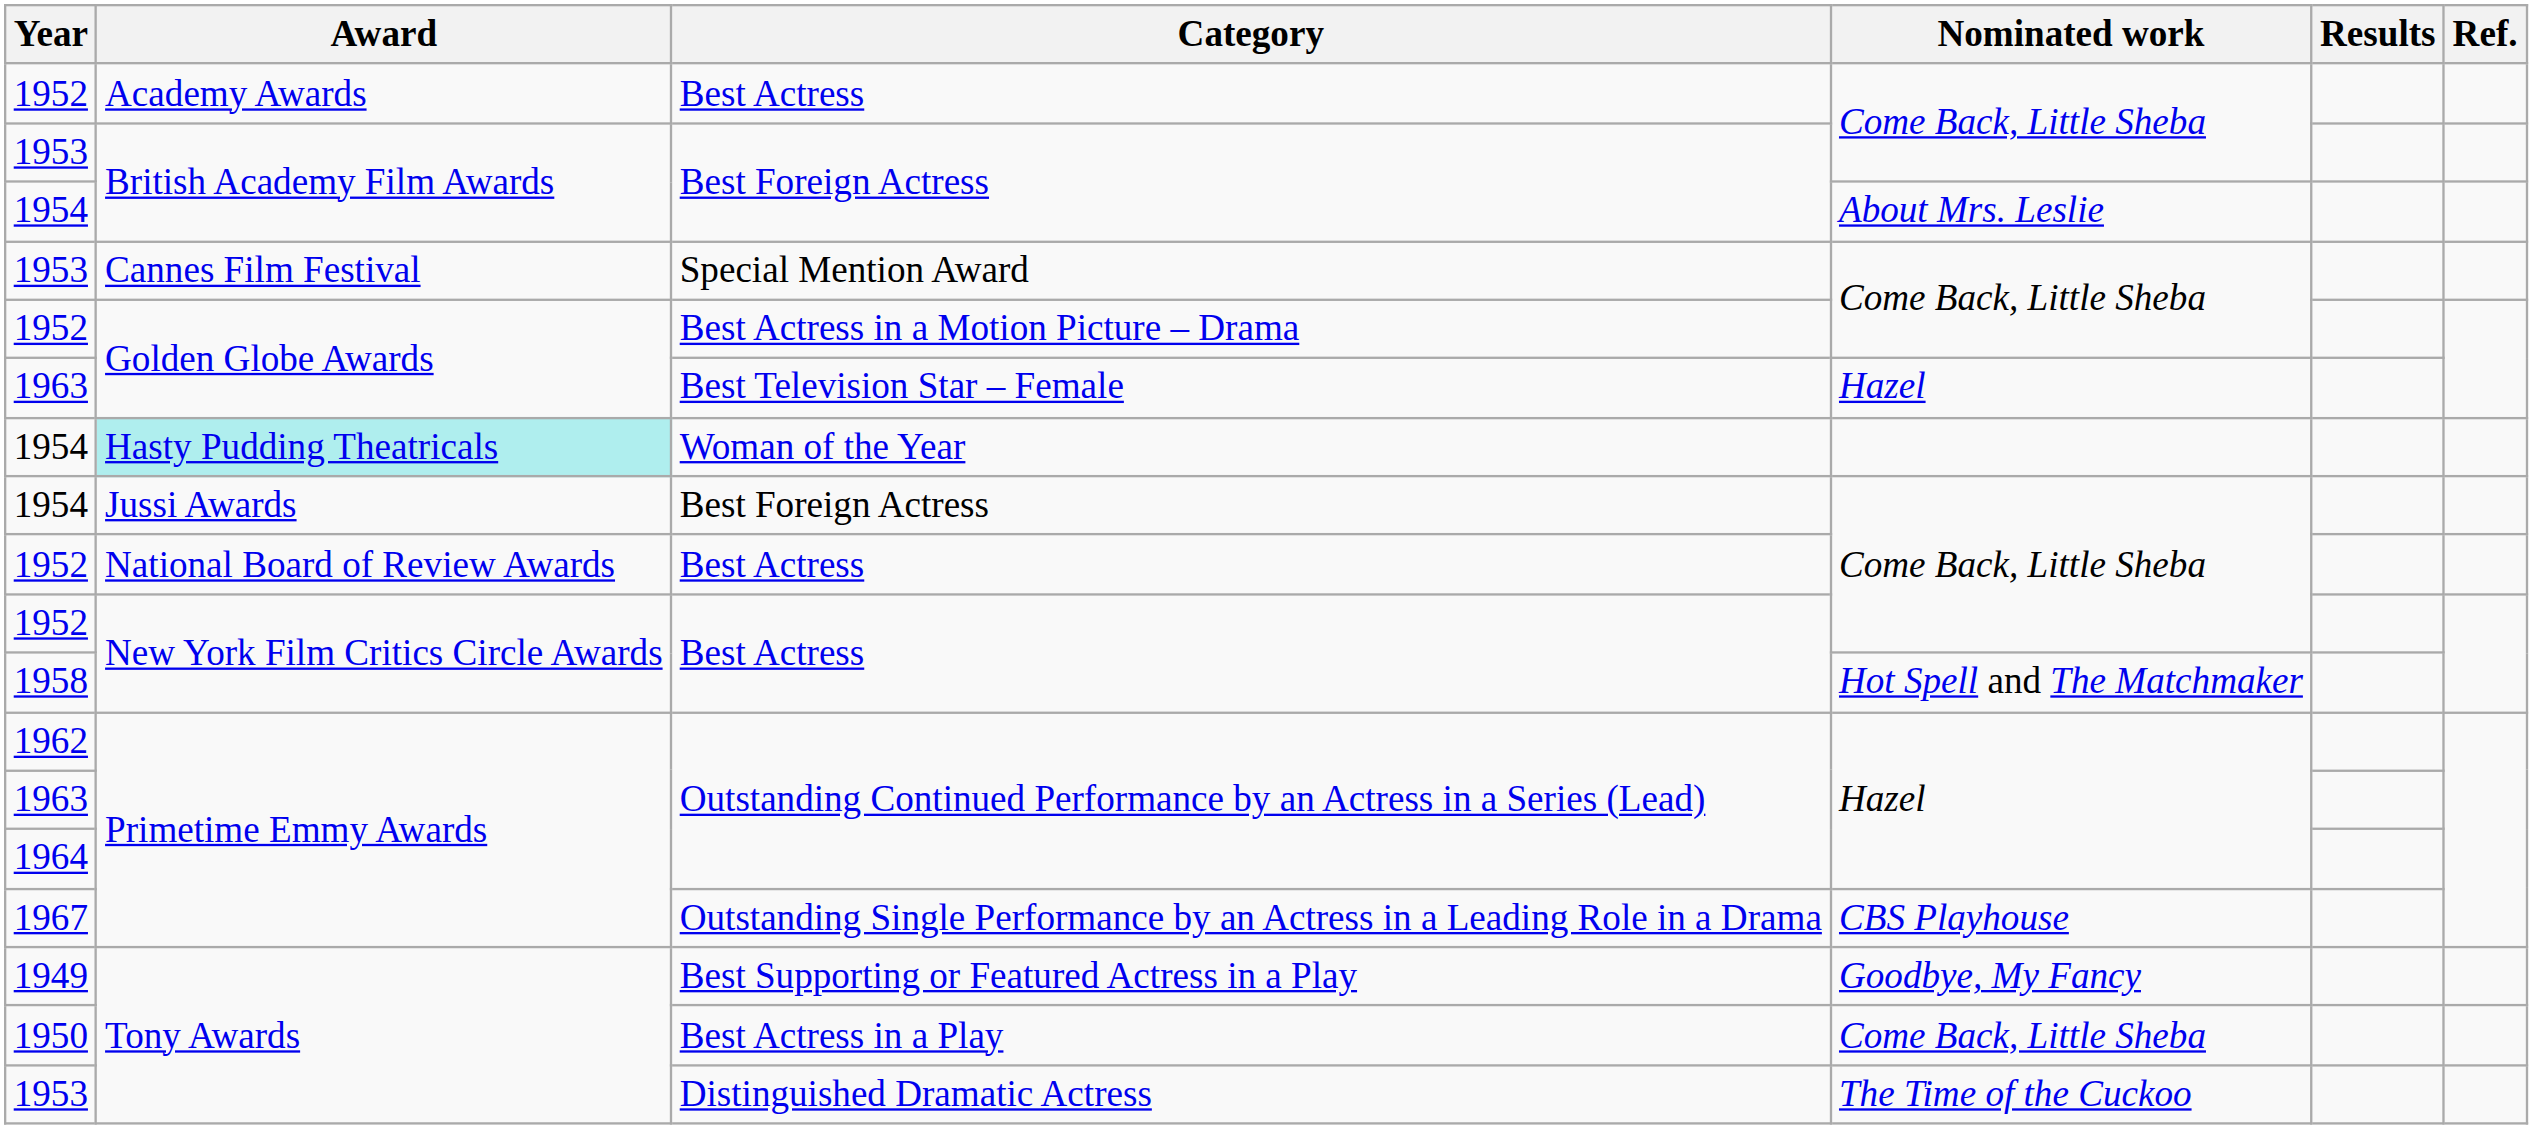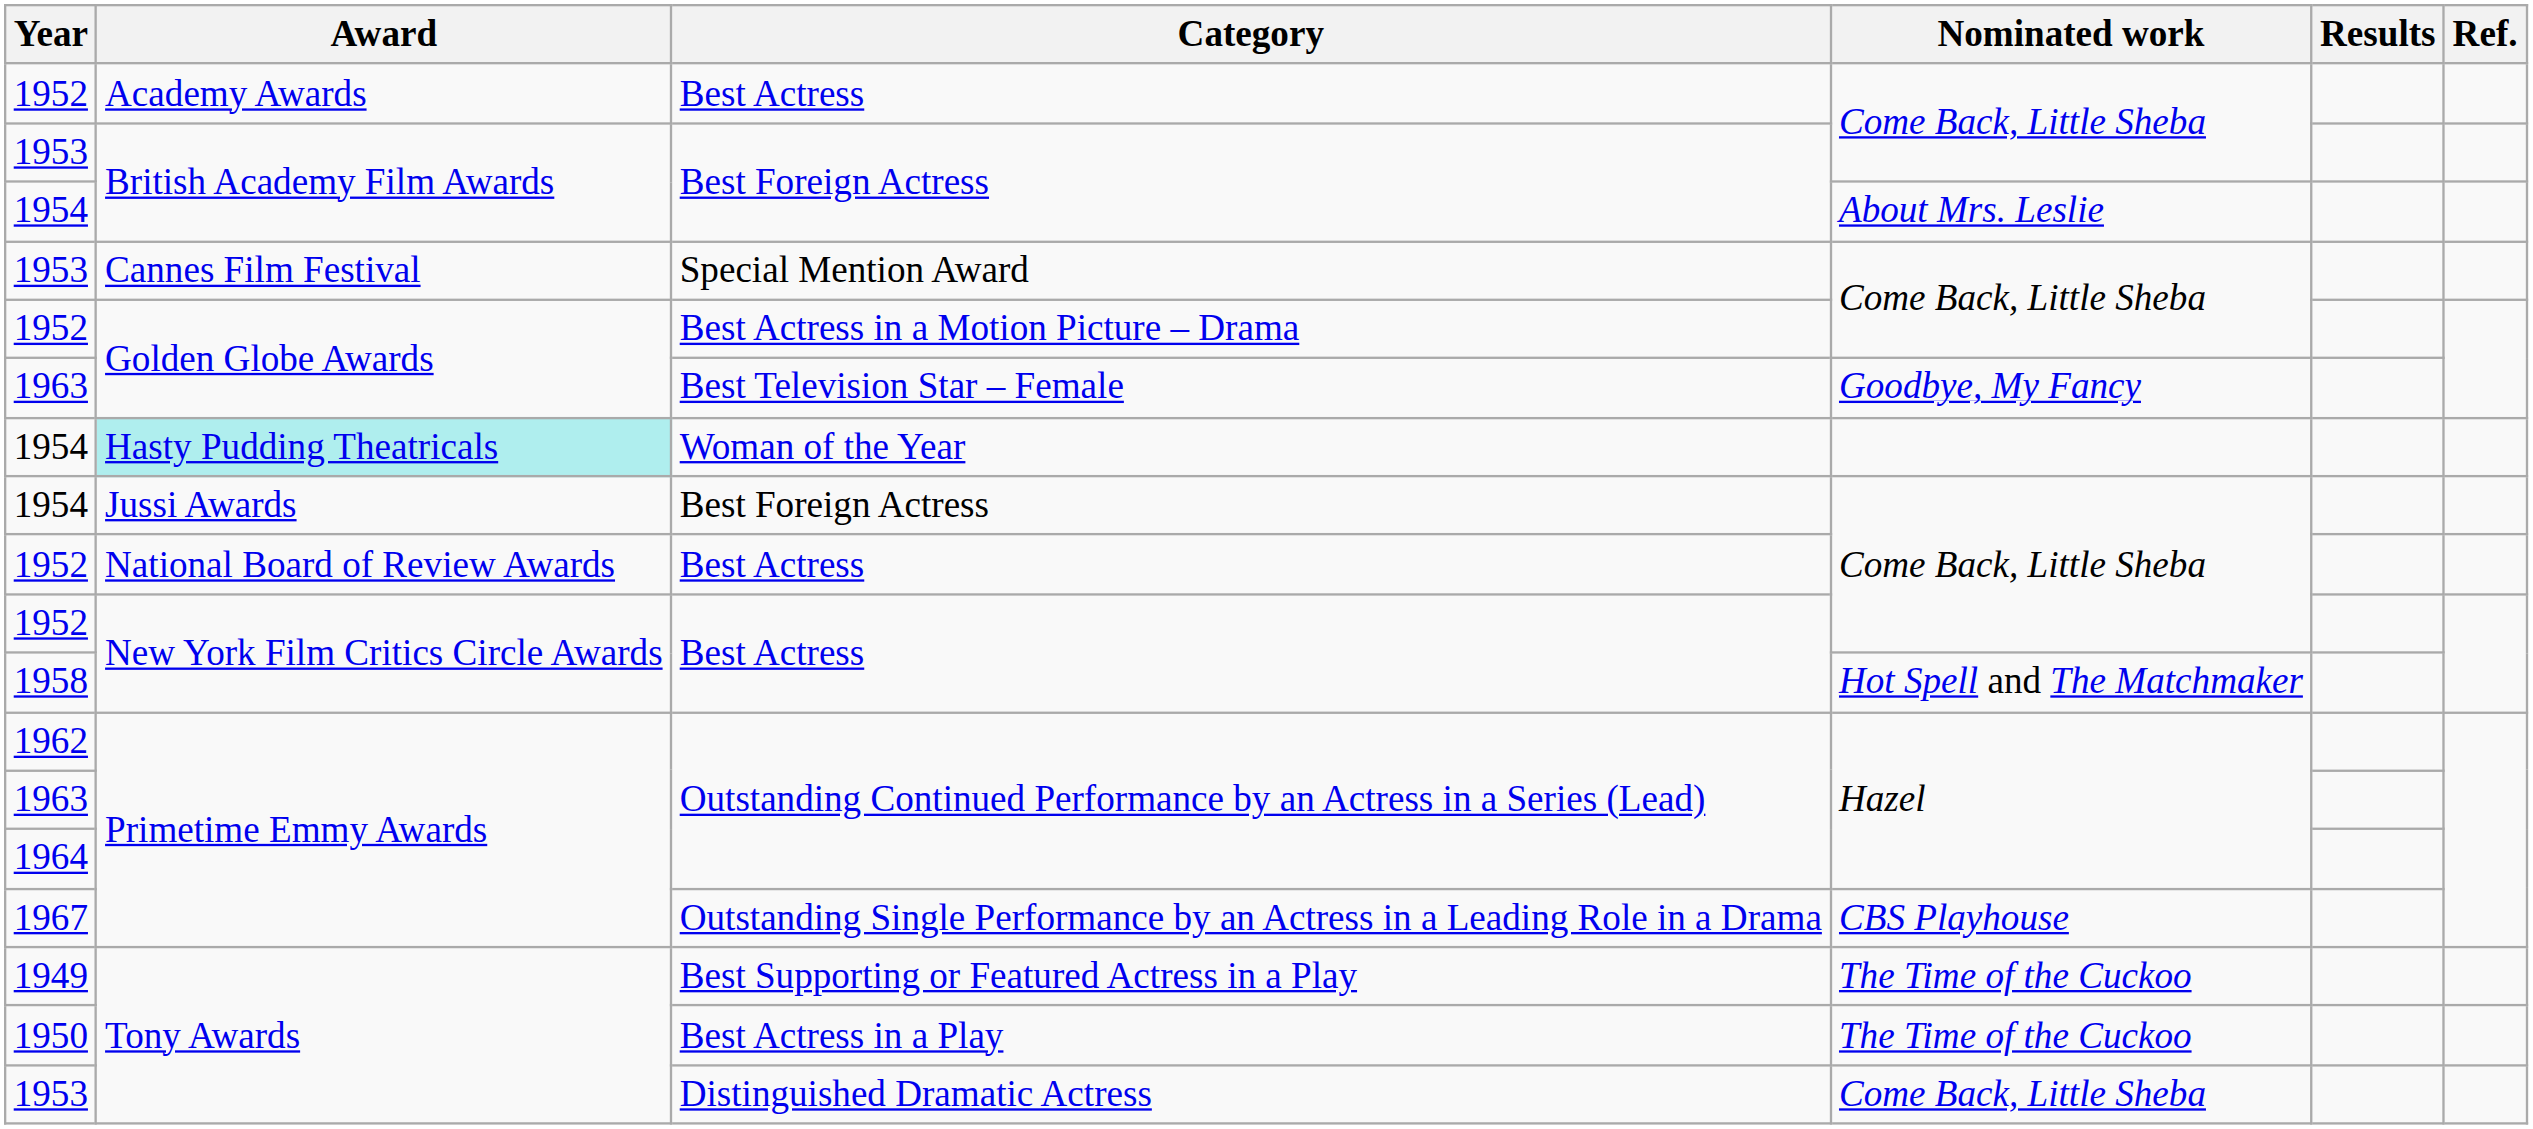(1882, 387) Hazel -> (1990, 387) Goodbye, My Fancy
(1990, 975) Goodbye, My Fancy -> (2015, 975) The Time of the Cuckoo
(2022, 1034) Come Back, Little Sheba -> (2015, 1034) The Time of the Cuckoo
(2015, 1093) The Time of the Cuckoo -> (2022, 1093) Come Back, Little Sheba
